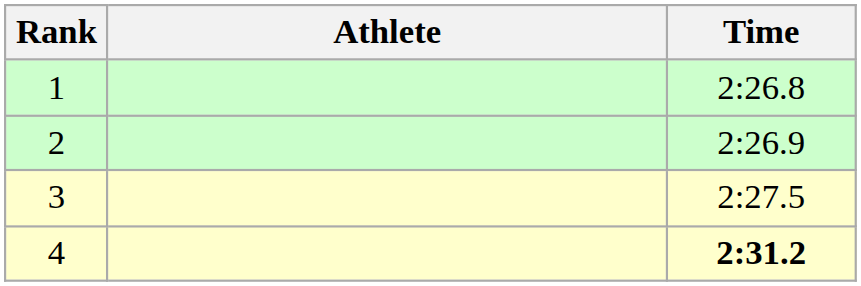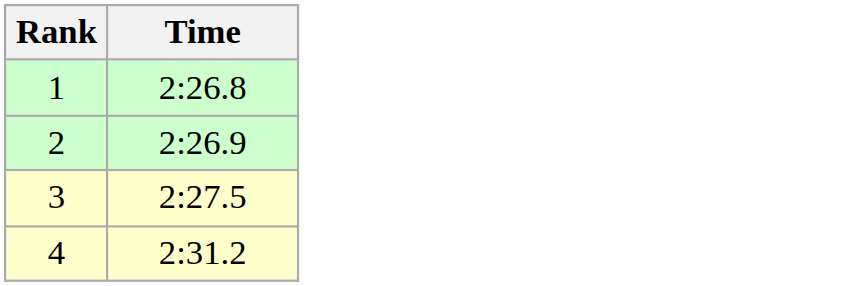- column: (387, 32)
(761, 252) bold -> (203, 252) normal
